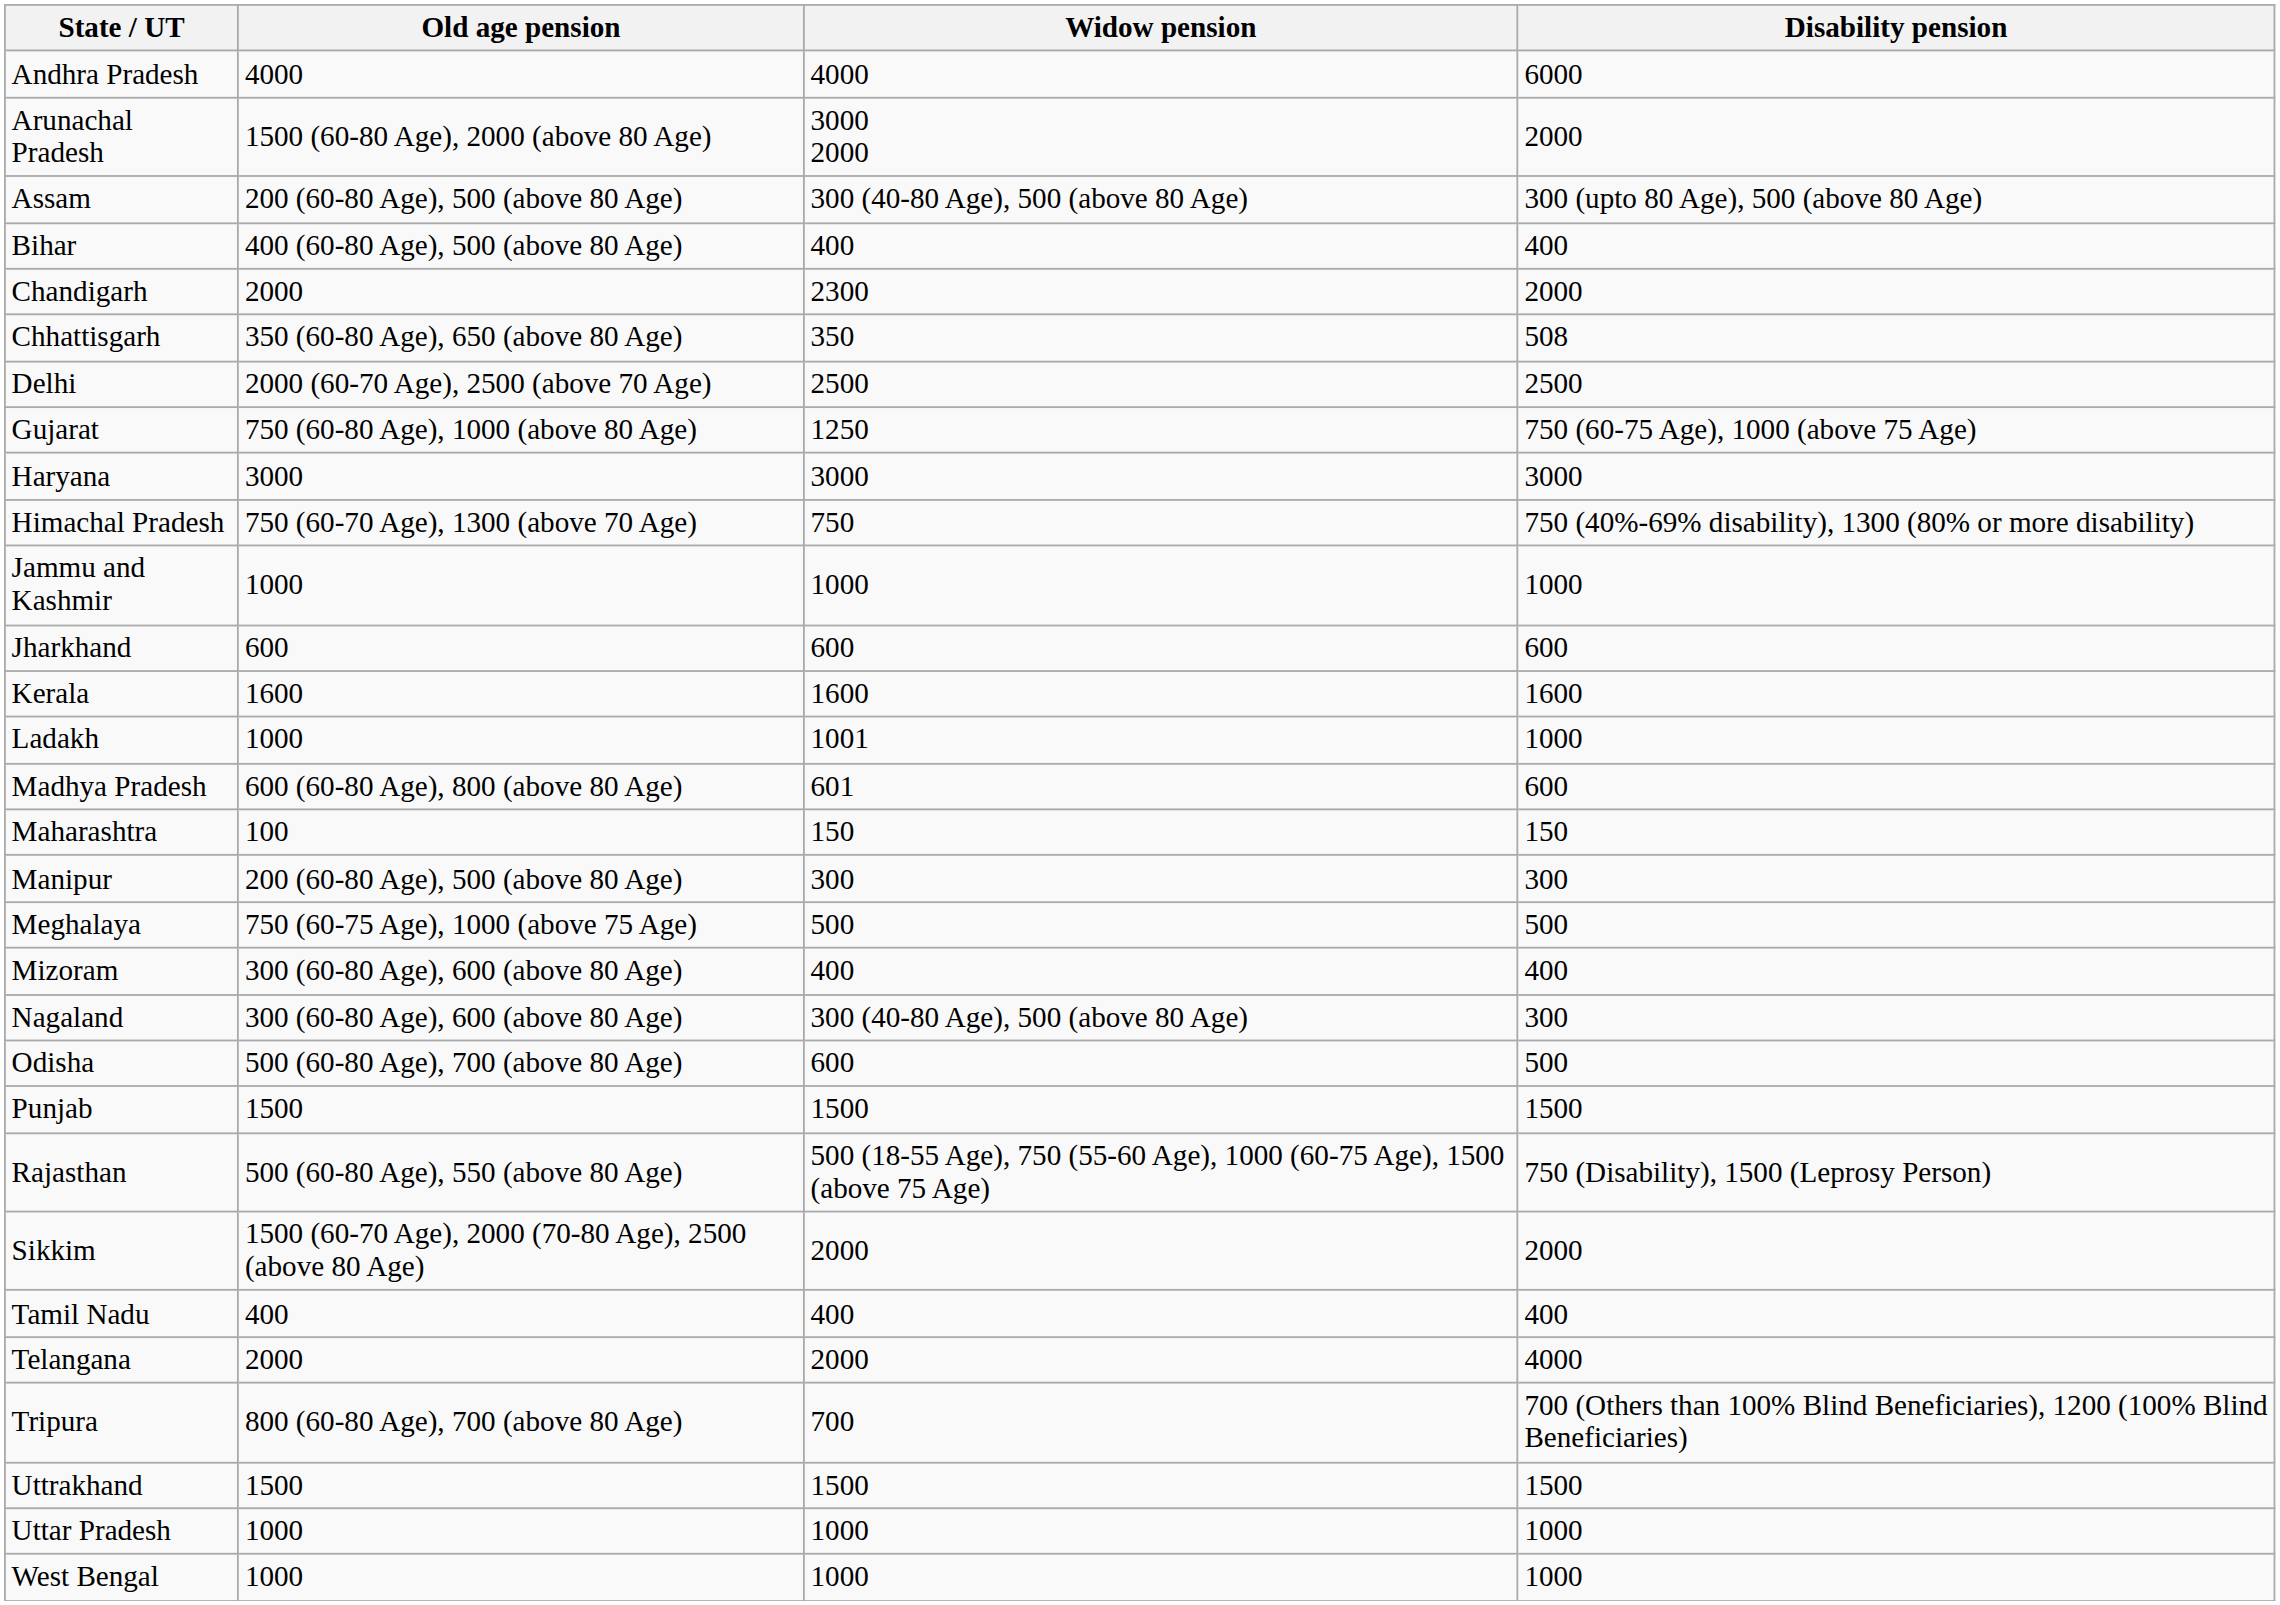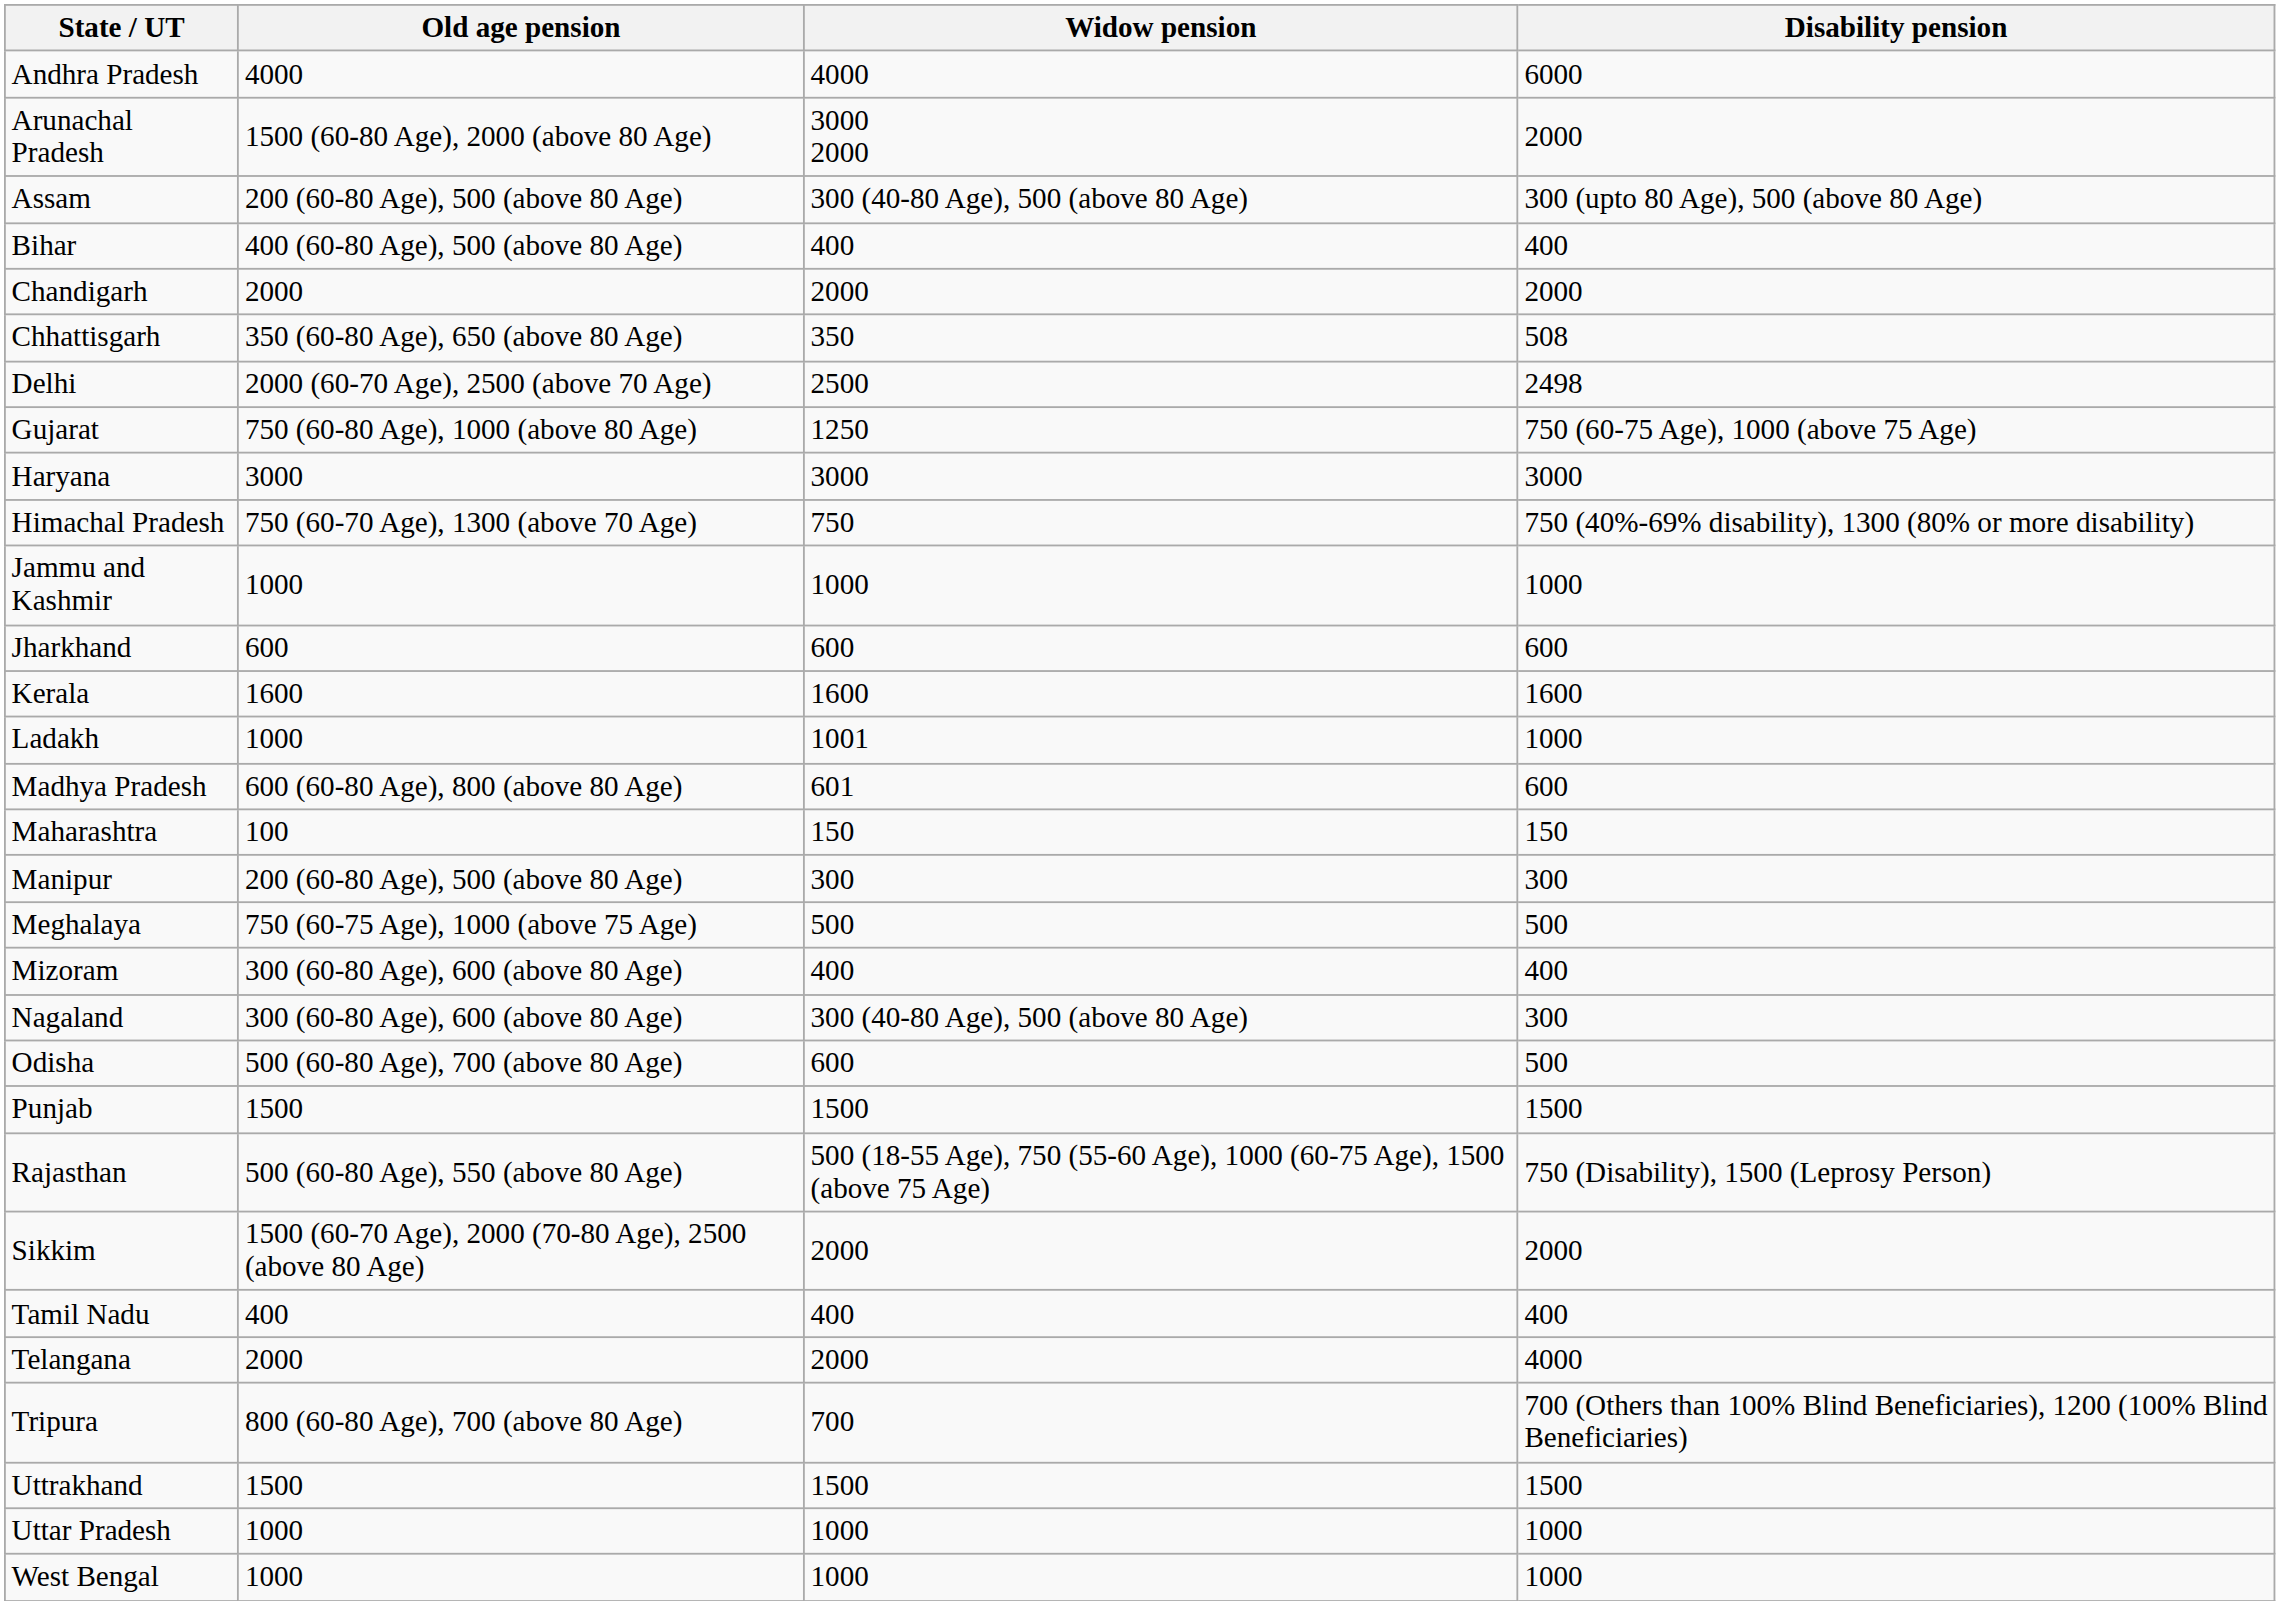(840, 291) 2300 -> (840, 291) 2000
(1554, 383) 2500 -> (1554, 383) 2498
